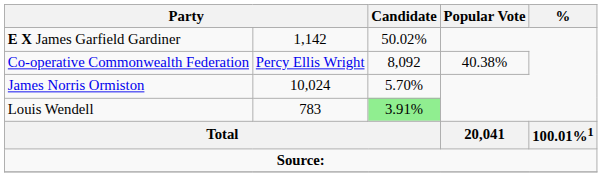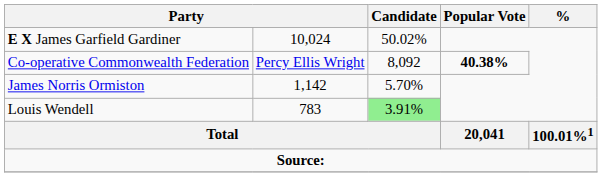(310, 39) 1,142 -> (310, 39) 10,024
(484, 62) normal -> (484, 62) bold
(310, 86) 10,024 -> (310, 86) 1,142
